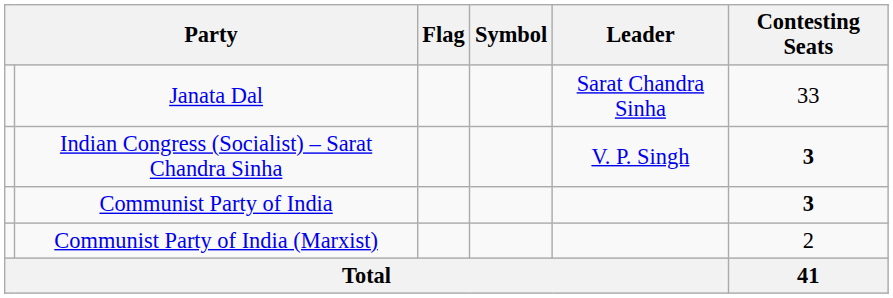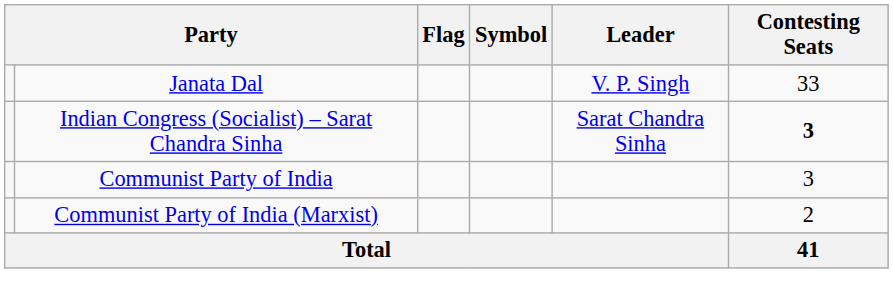(640, 95) Sarat Chandra Sinha -> (640, 82) V. P. Singh
(640, 156) V. P. Singh -> (640, 131) Sarat Chandra Sinha
(808, 204) bold -> (808, 179) normal
